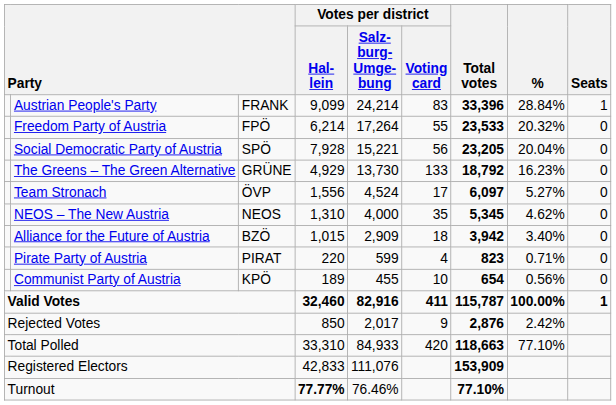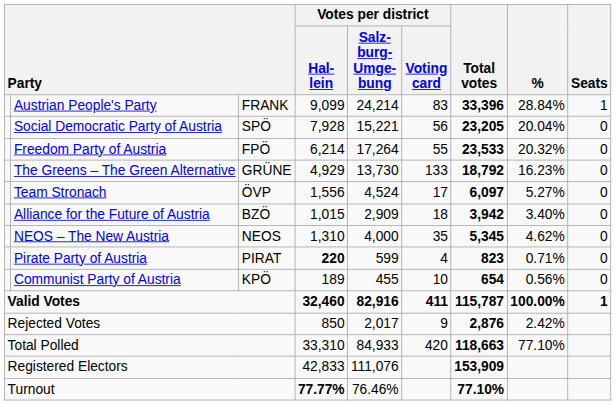rows swapped: (90, 127) <-> (118, 149)
rows swapped: (91, 214) <-> (112, 236)
(333, 258) normal -> (333, 258) bold
